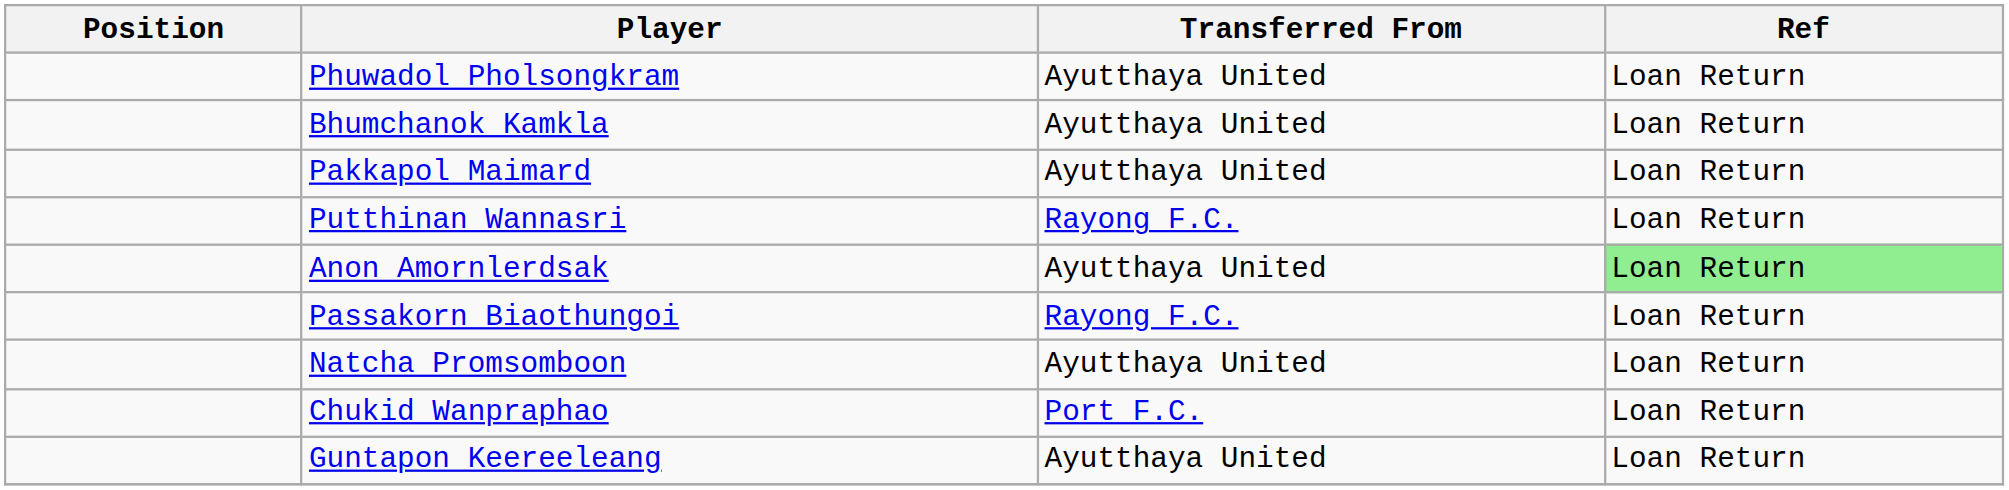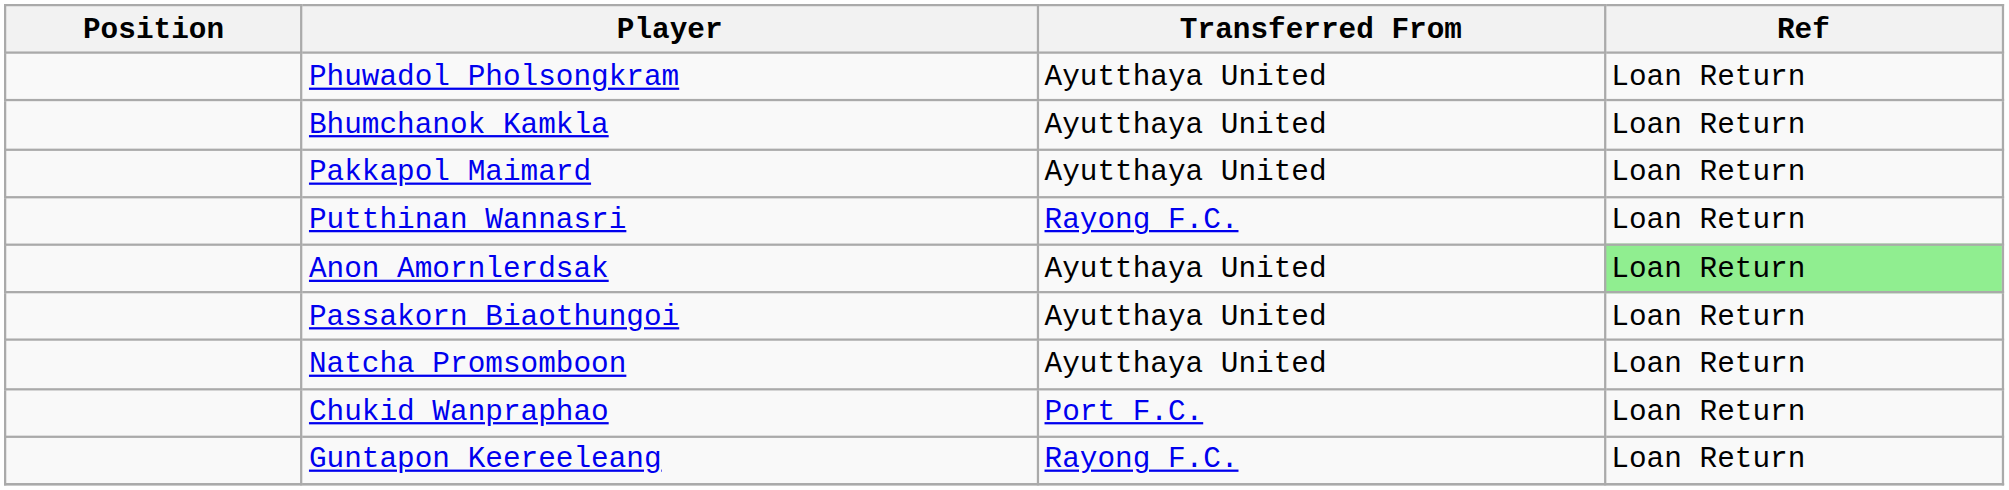(1142, 316) Rayong F.C. -> (1186, 316) Ayutthaya United
(1186, 460) Ayutthaya United -> (1142, 460) Rayong F.C.
